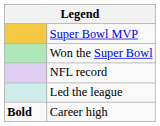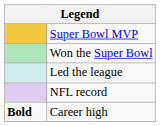rows swapped: (79, 72) <-> (86, 92)
